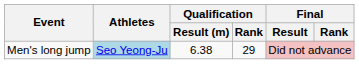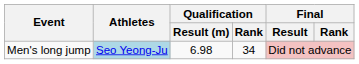(201, 50) 6.38 -> (201, 50) 6.98
(249, 50) 29 -> (249, 50) 34
